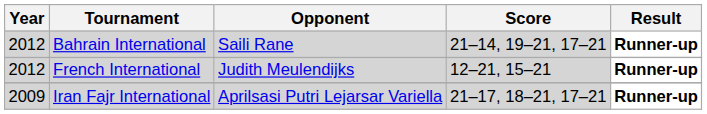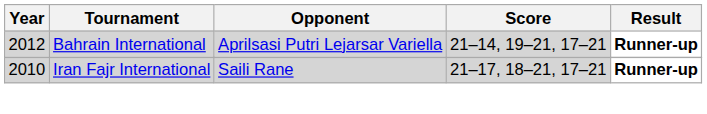(256, 44) Saili Rane -> (330, 44) Aprilsasi Putri Lejarsar Variella
- row: (127, 70)
(27, 97) 2009 -> (27, 70) 2010
(330, 97) Aprilsasi Putri Lejarsar Variella -> (256, 70) Saili Rane
